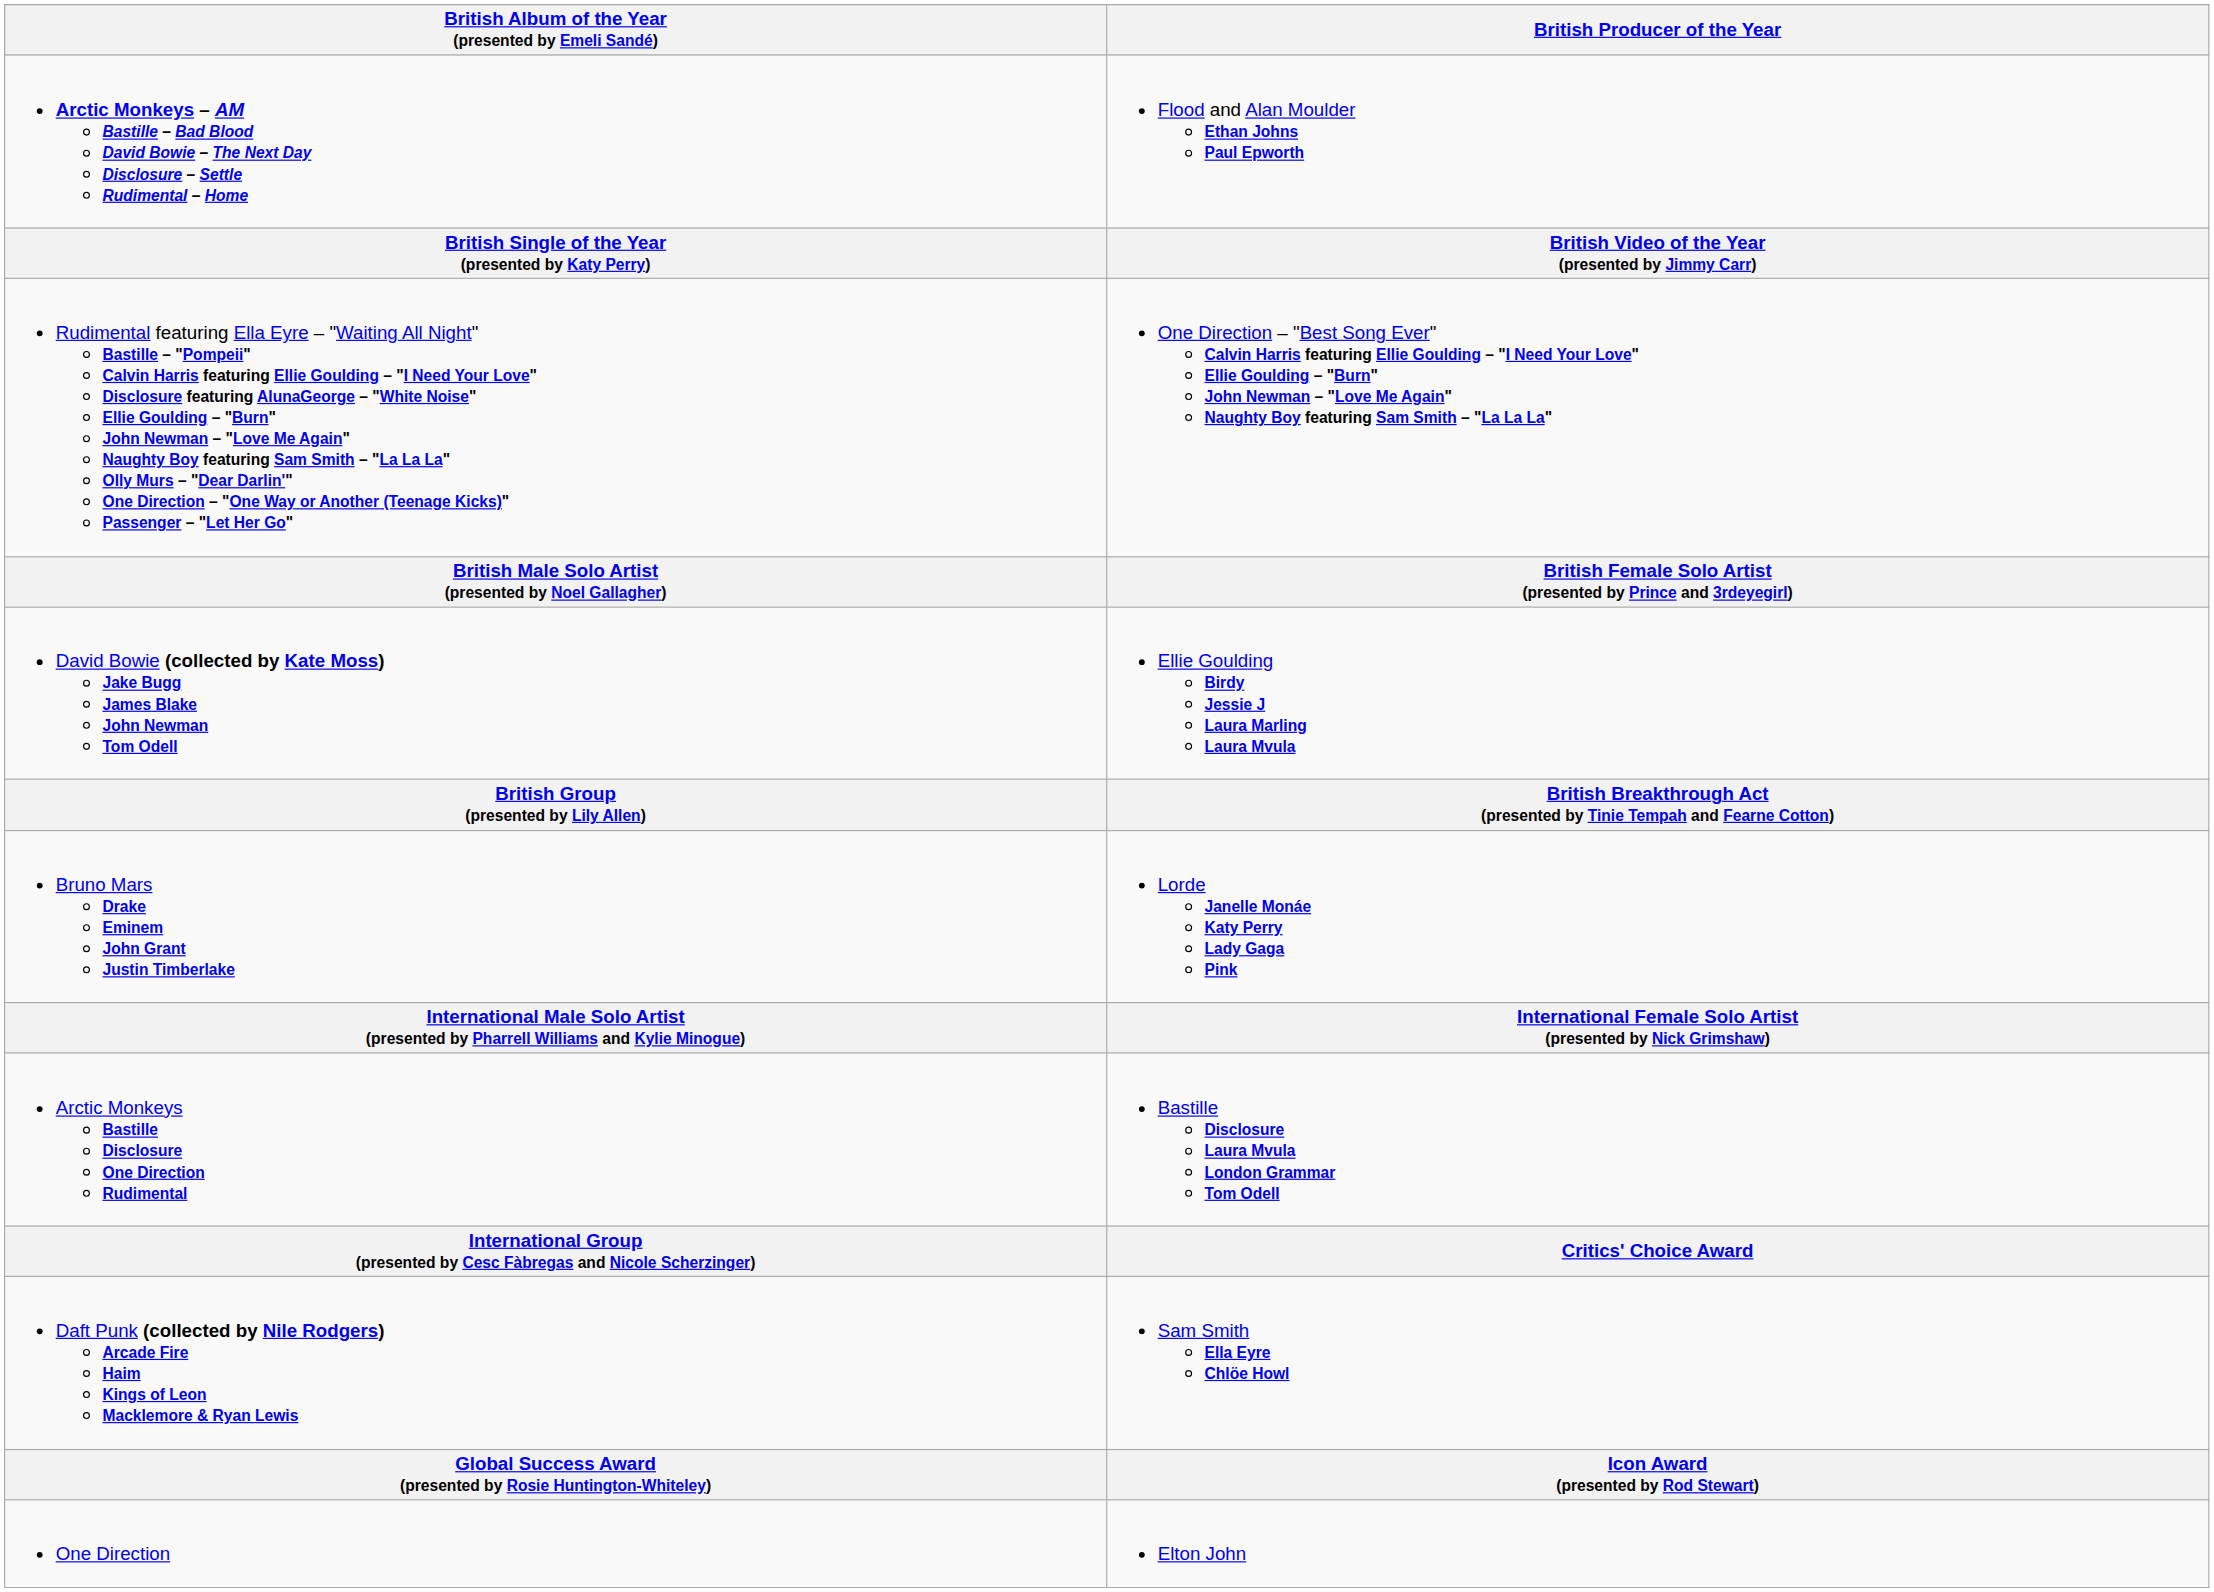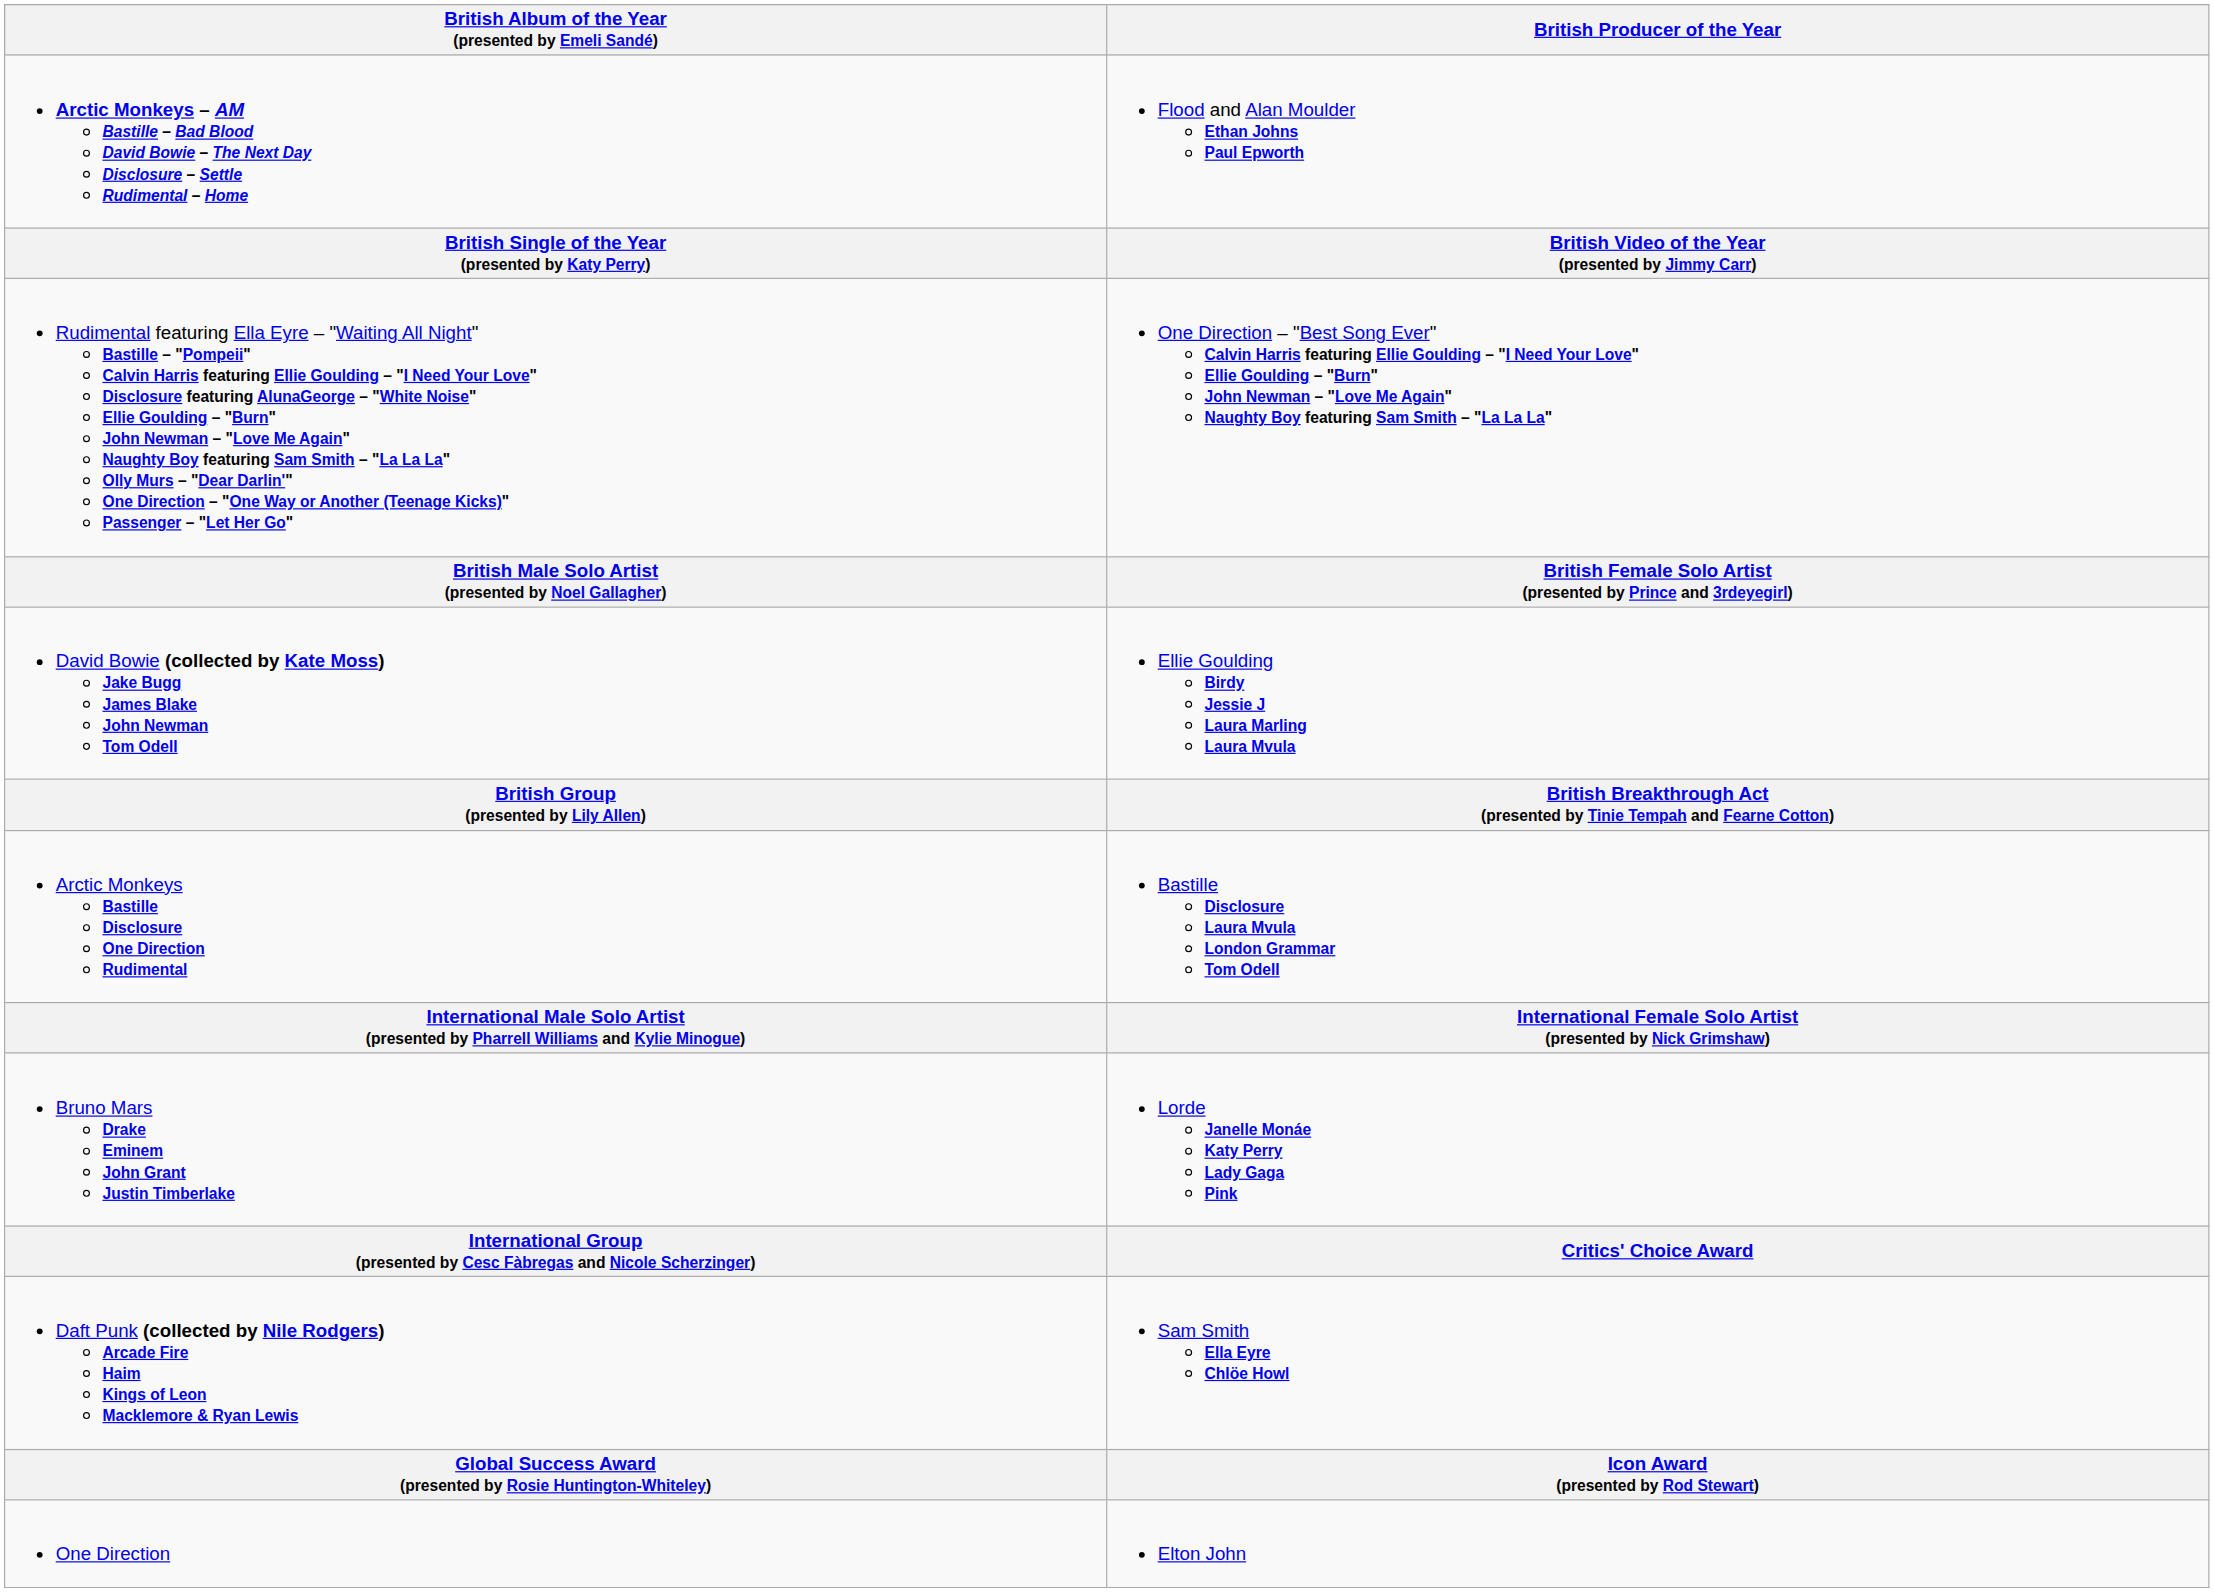rows swapped: (556, 1150) <-> (556, 927)
